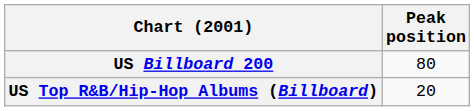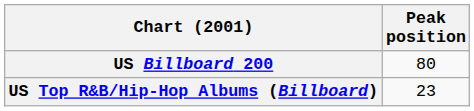(426, 92) 20 -> (426, 92) 23
